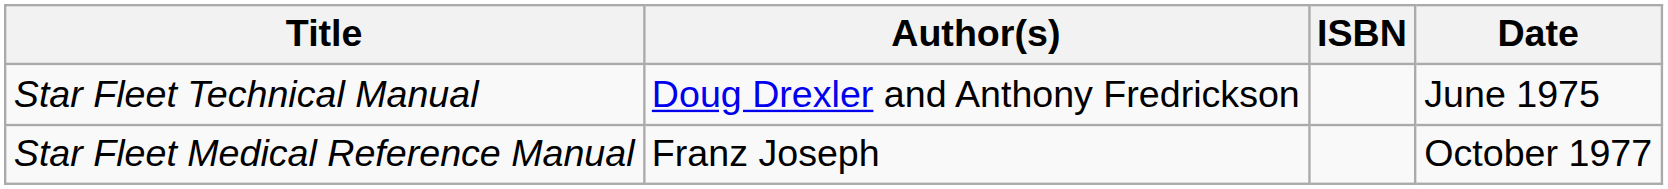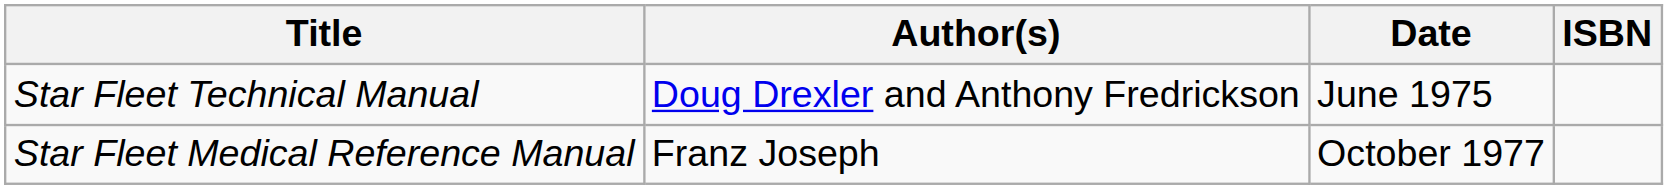columns swapped: (1538, 34) <-> (1362, 34)
